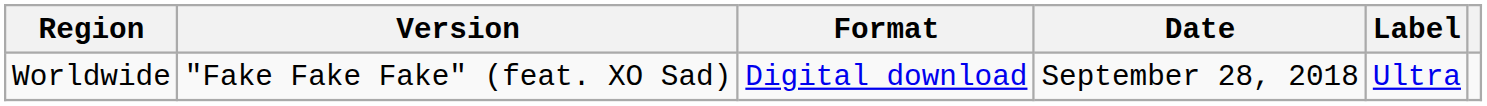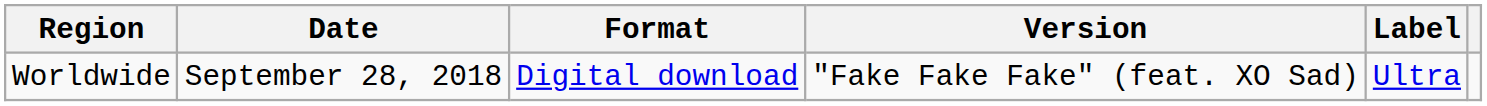columns swapped: (1200, 29) <-> (458, 29)
